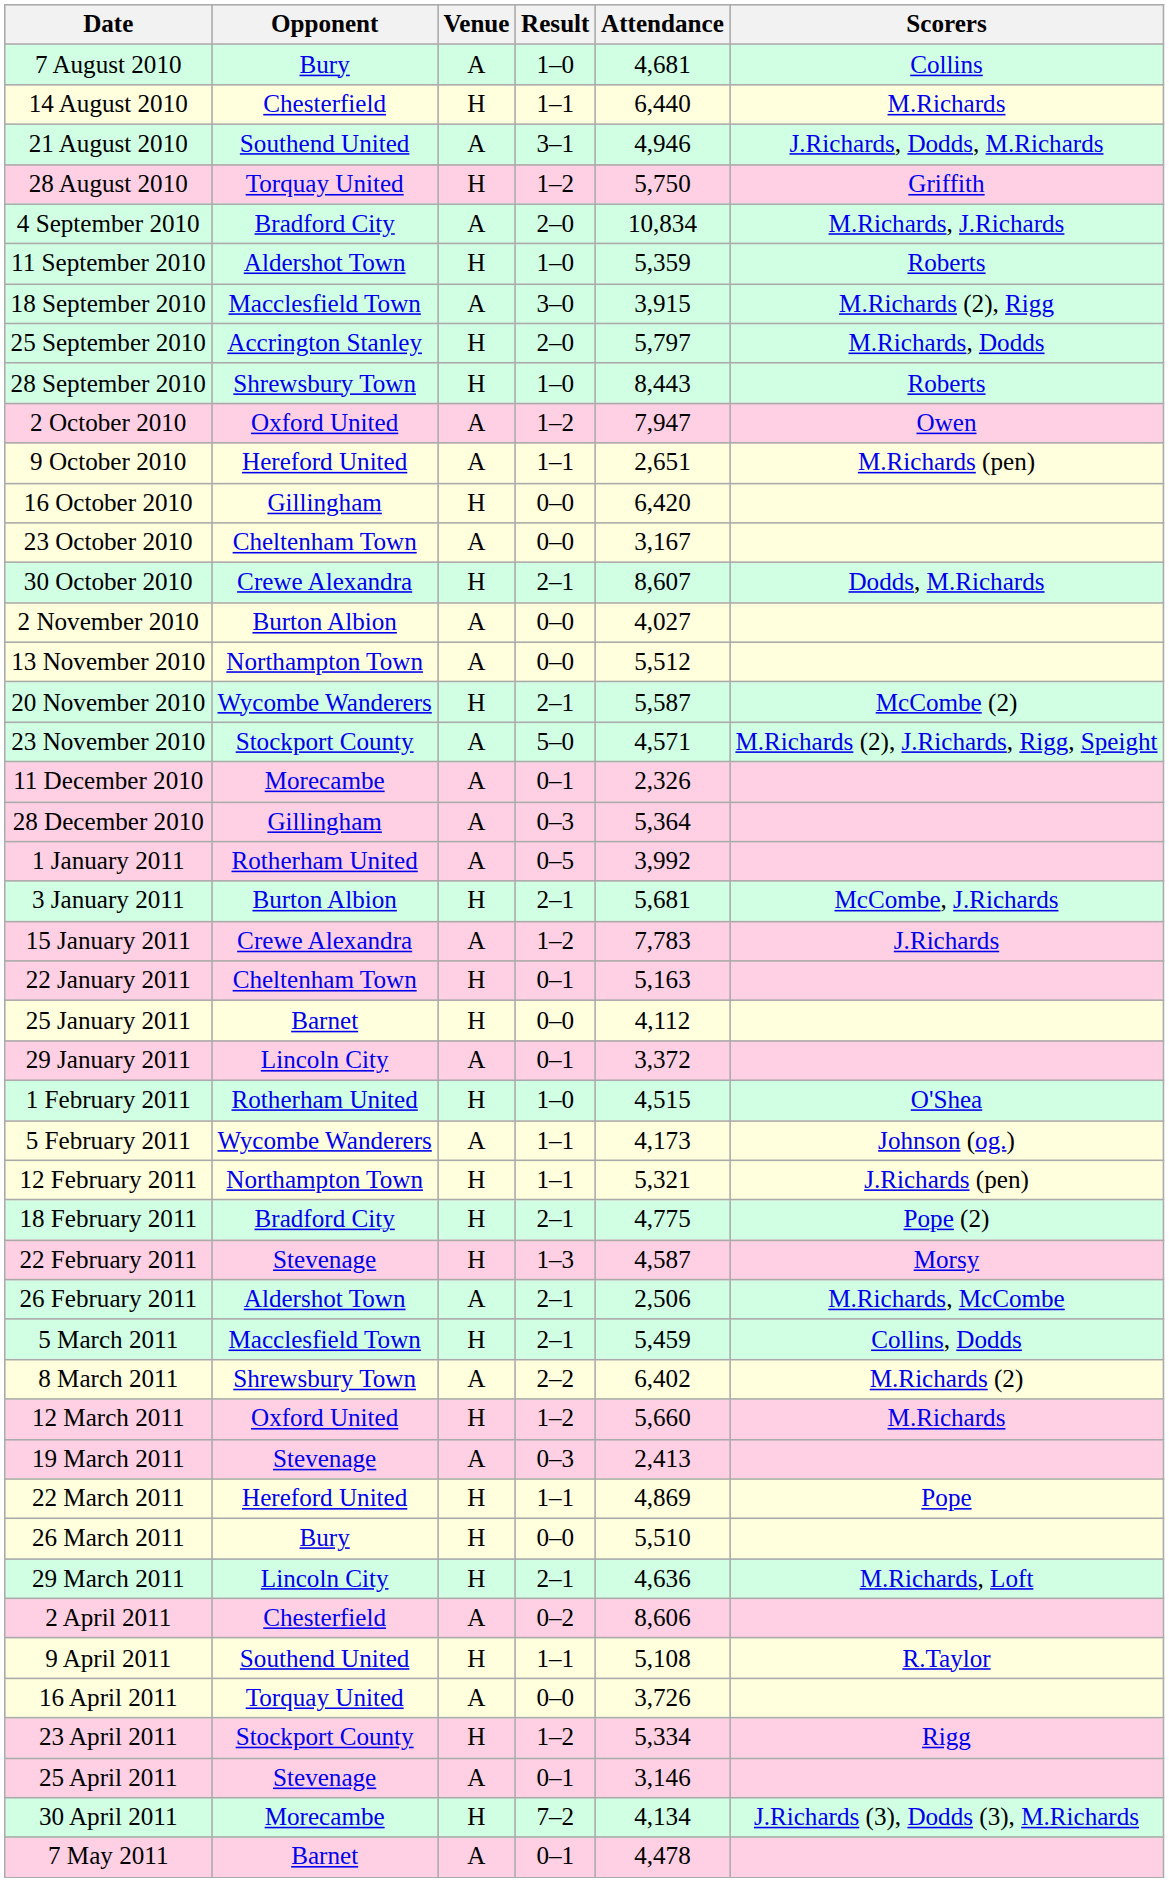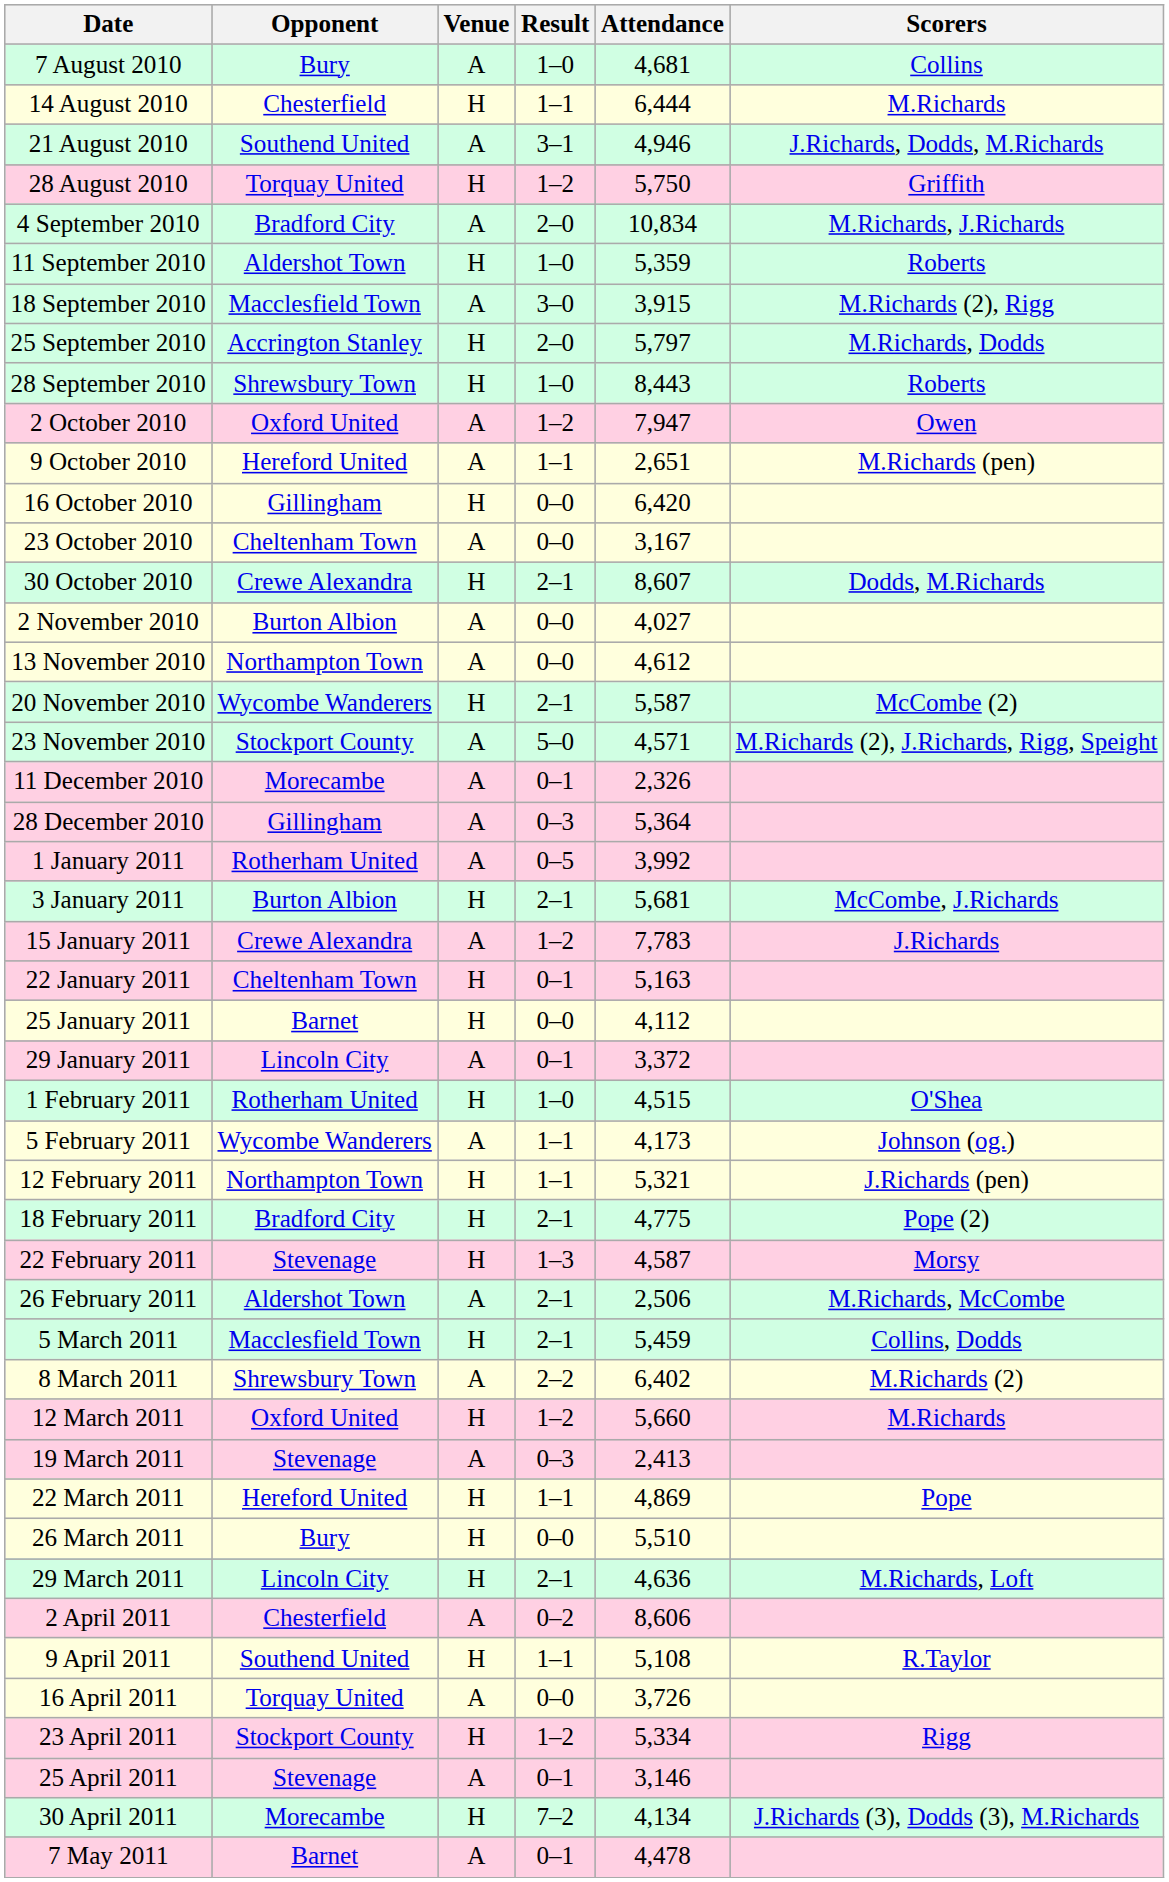(662, 104) 6,440 -> (662, 104) 6,444
(662, 661) 5,512 -> (662, 661) 4,612
